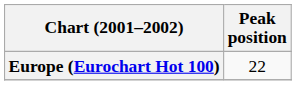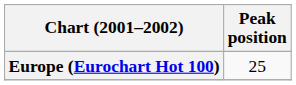(257, 65) 22 -> (257, 65) 25
